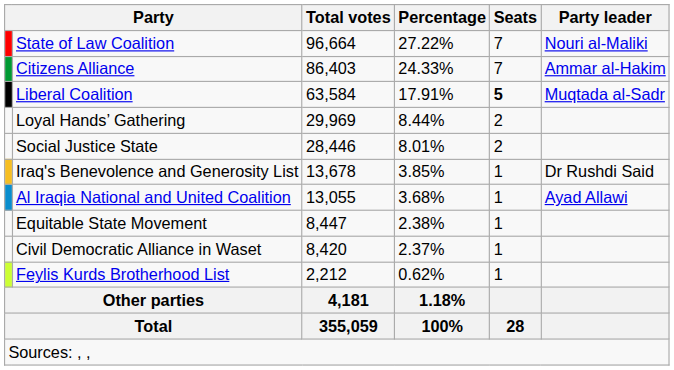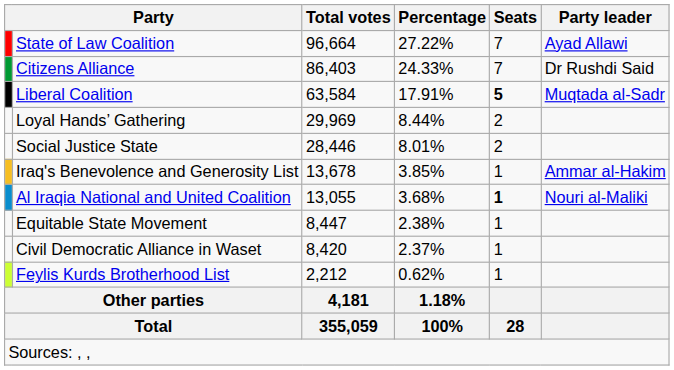(596, 44) Nouri al-Maliki -> (586, 44) Ayad Allawi
(605, 69) Ammar al-Hakim -> (599, 69) Dr Rushdi Said
(599, 172) Dr Rushdi Said -> (605, 172) Ammar al-Hakim
(498, 198) normal -> (498, 198) bold
(586, 198) Ayad Allawi -> (596, 198) Nouri al-Maliki
